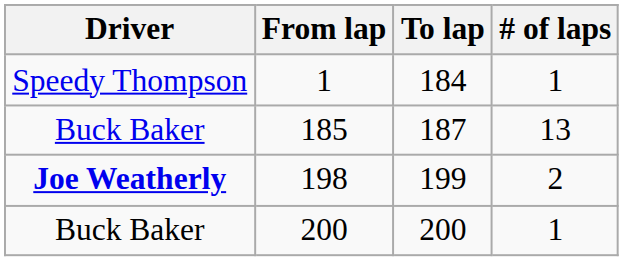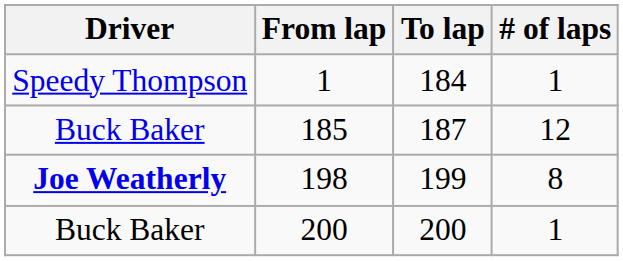(555, 129) 13 -> (555, 129) 12
(555, 179) 2 -> (555, 179) 8
